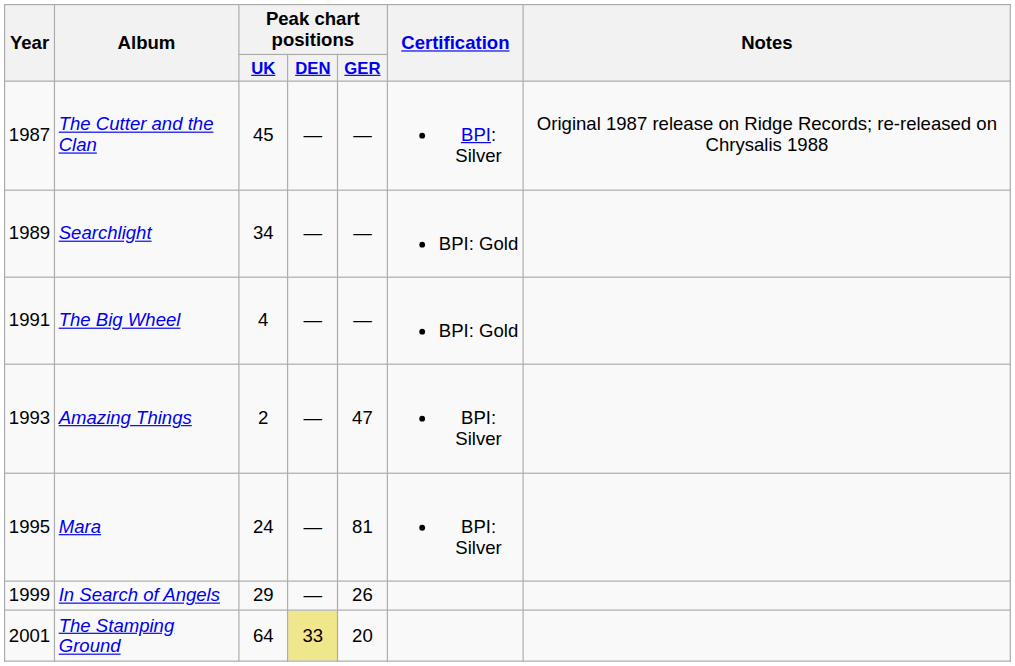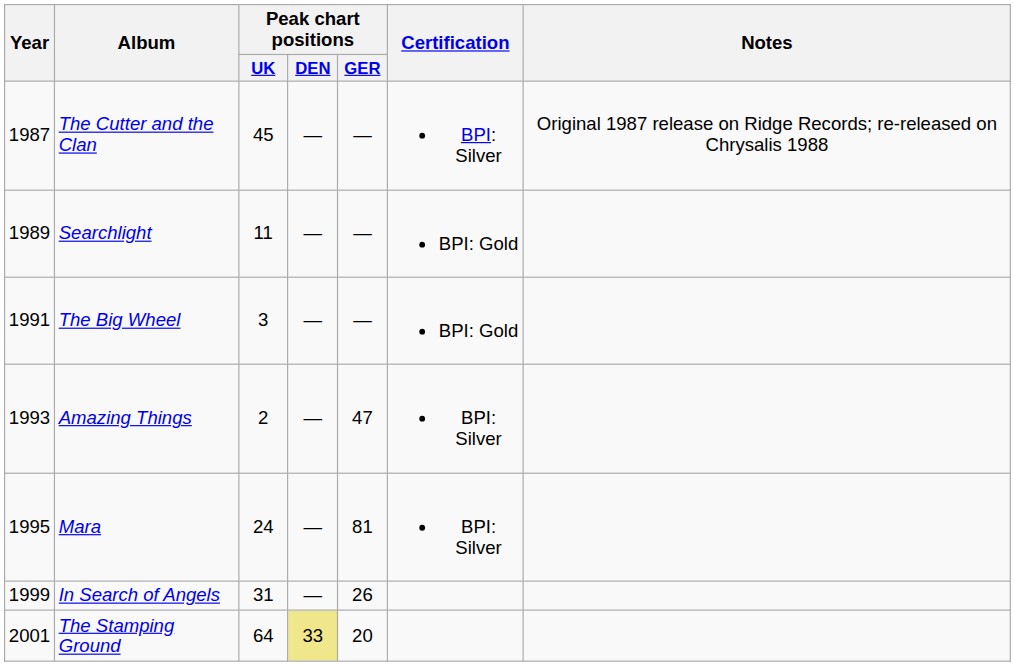(263, 233) 34 -> (263, 233) 11
(263, 320) 4 -> (263, 320) 3
(263, 595) 29 -> (263, 595) 31
